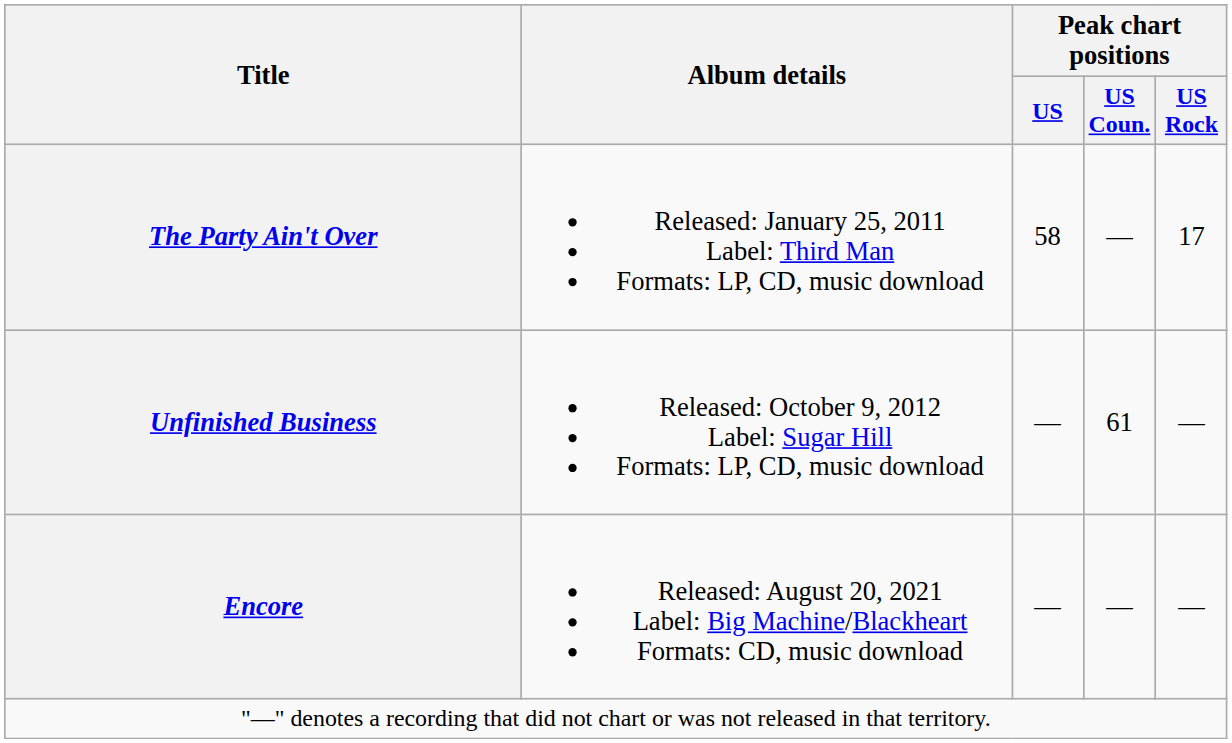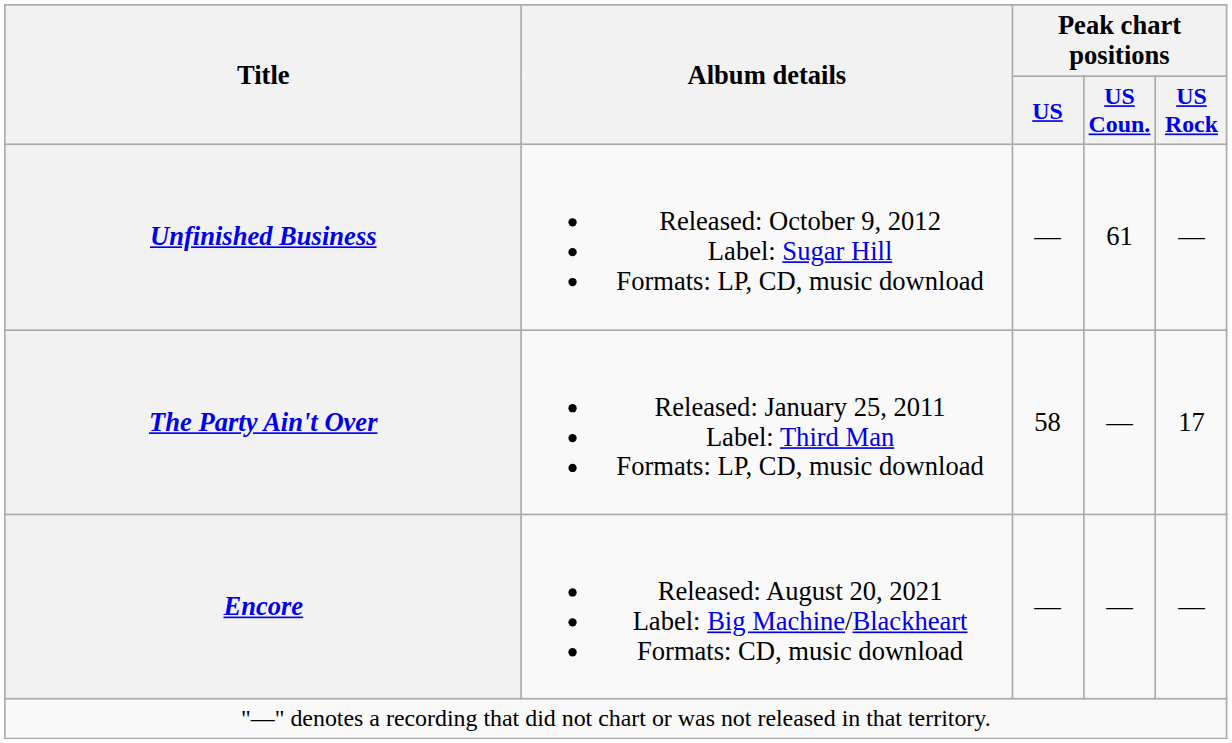rows swapped: (263, 236) <-> (263, 421)
